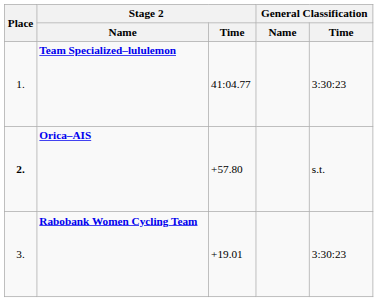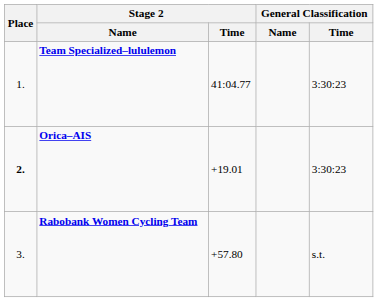(227, 169) +57.80 -> (227, 169) +19.01
(318, 169) s.t. -> (329, 169) 3:30:23
(227, 254) +19.01 -> (227, 254) +57.80
(329, 254) 3:30:23 -> (318, 254) s.t.
